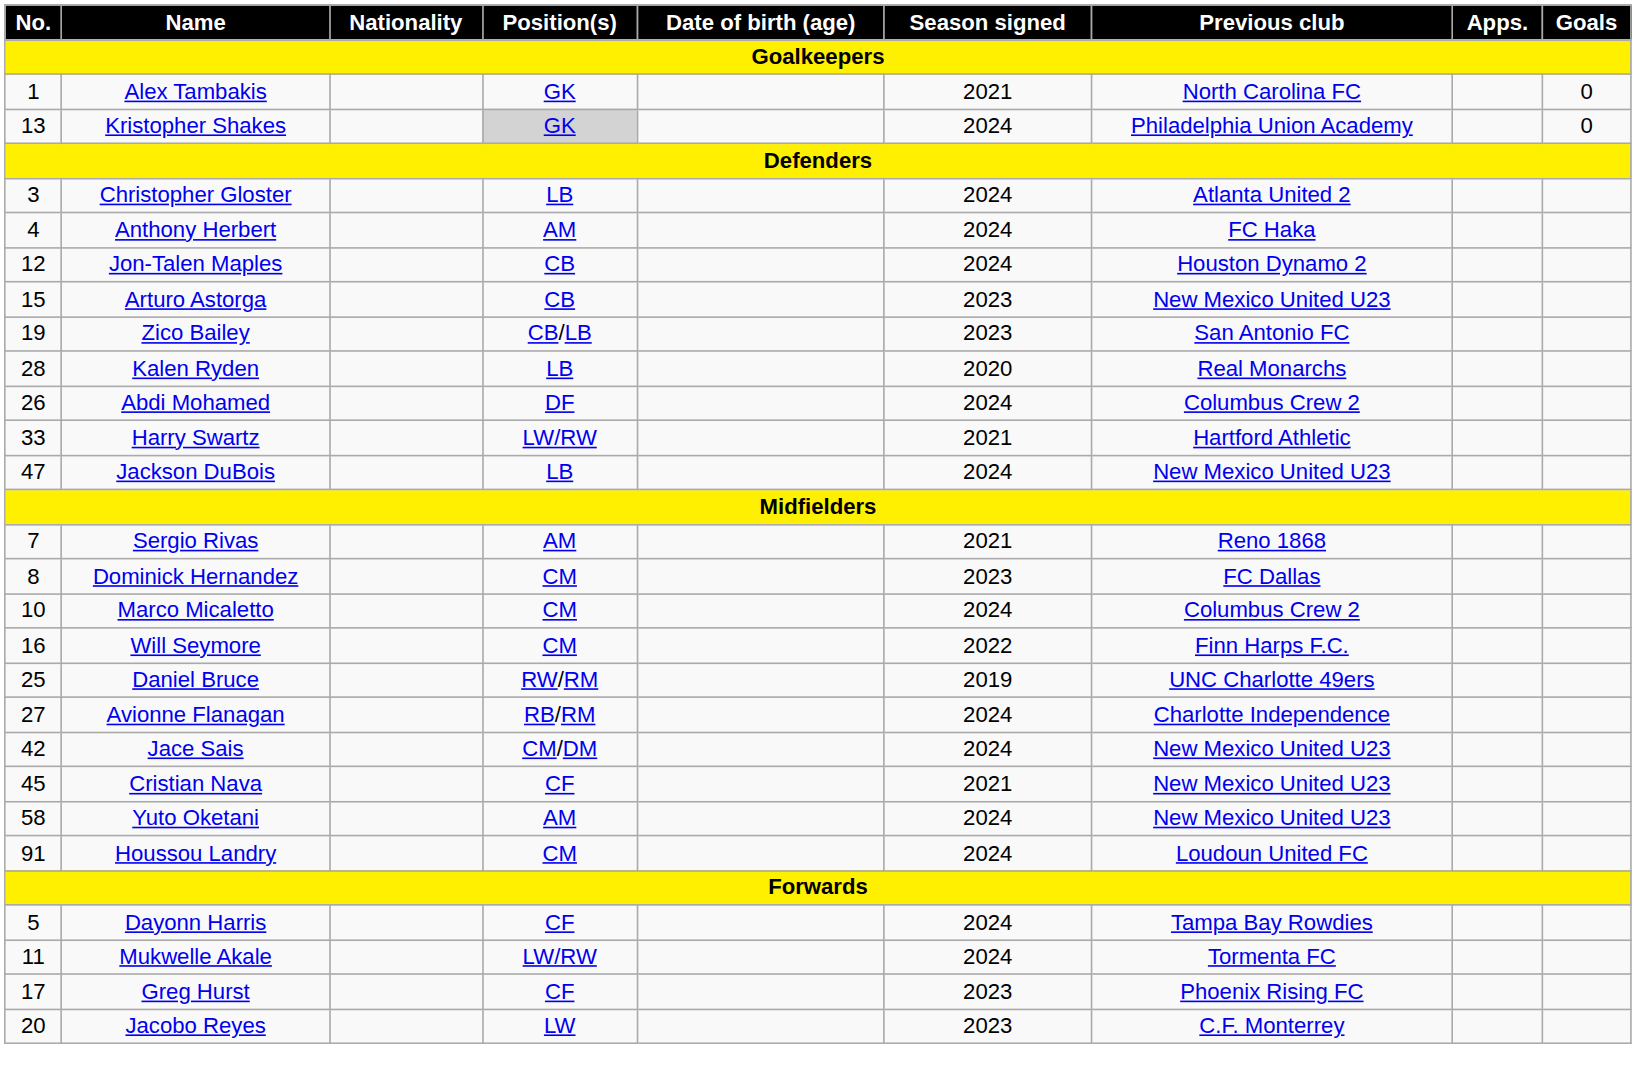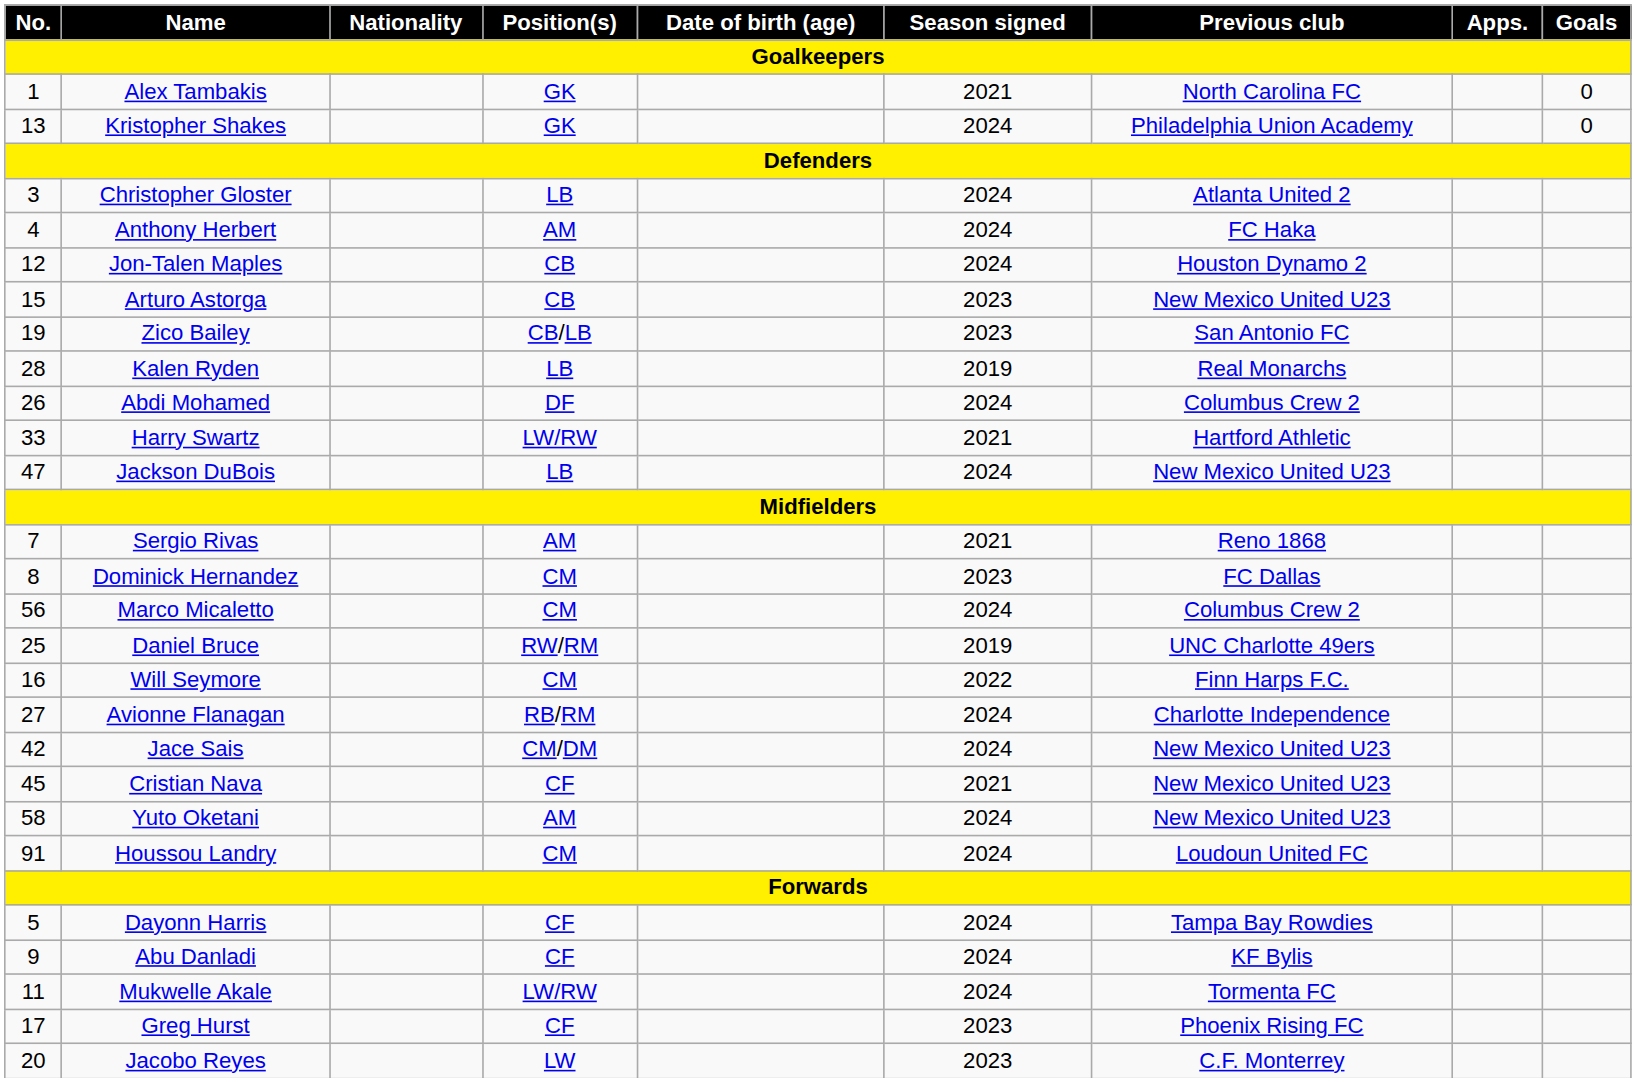(560, 126) lightgrey background -> (560, 126) no background
(988, 368) 2020 -> (988, 368) 2019
(33, 610) 10 -> (33, 610) 56
rows swapped: (196, 645) <-> (196, 680)
+ row: (196, 956)
